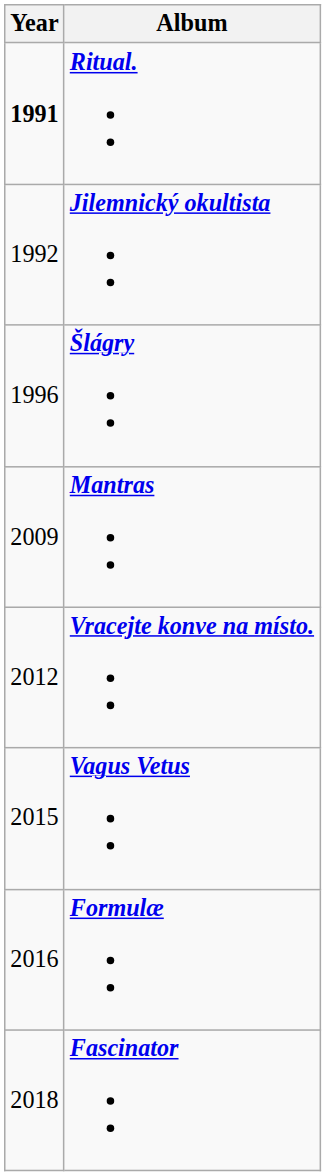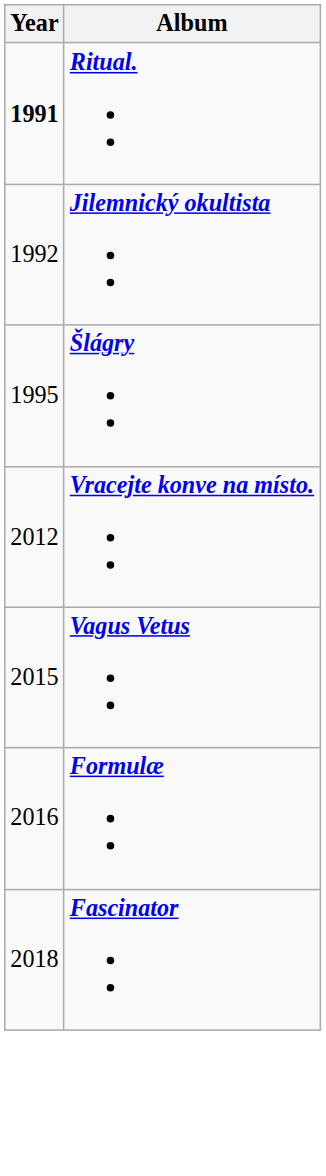(34, 395) 1996 -> (34, 395) 1995
- row: (192, 524)
